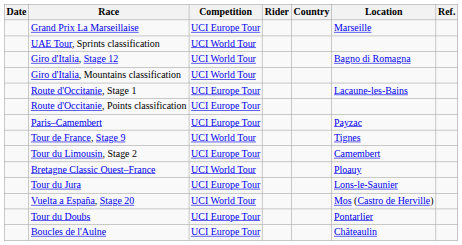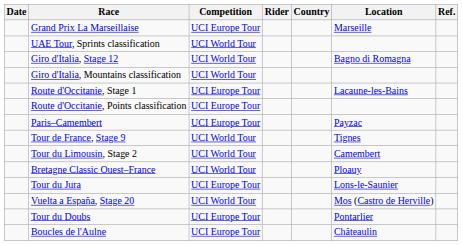(226, 153) UCI Europe Tour -> (224, 153) UCI World Tour
